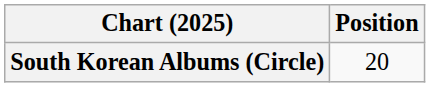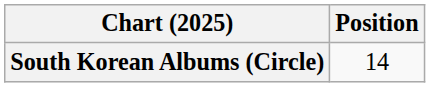(377, 61) 20 -> (377, 61) 14
